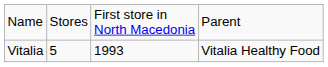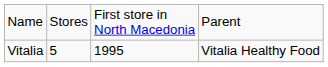(109, 51) 1993 -> (109, 51) 1995
